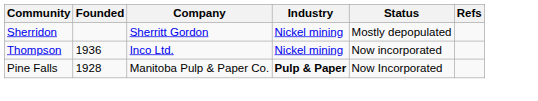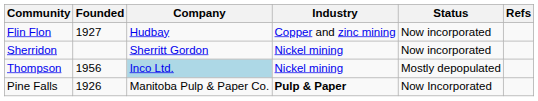+ row: (29, 31)
(402, 31) Mostly depopulated -> (446, 50) Now incorporated
(88, 50) 1936 -> (88, 68) 1956
(152, 50) no background -> (152, 68) lightblue background
(397, 50) Now incorporated -> (451, 68) Mostly depopulated
(88, 68) 1928 -> (88, 86) 1926
